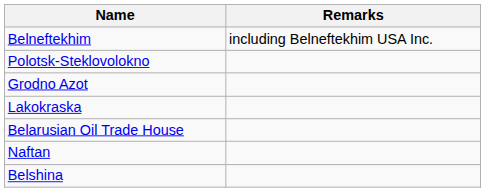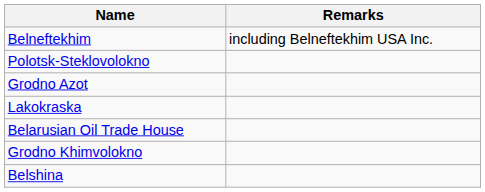- row: (29, 152)
+ row: (75, 152)
